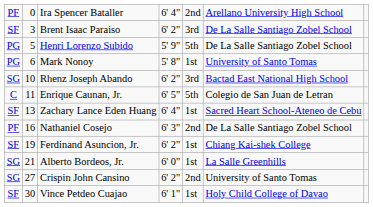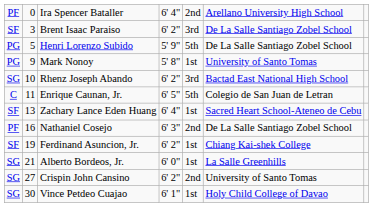(33, 62) 6 -> (33, 62) 9
(13, 194) SF -> (13, 194) SG
